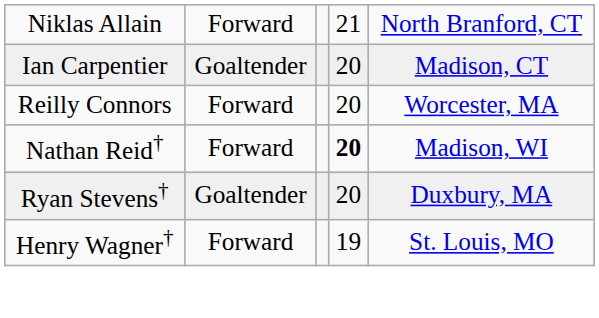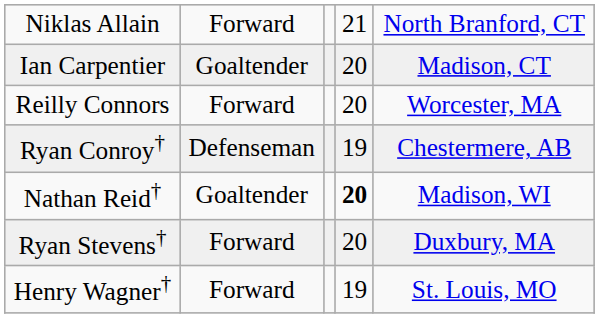+ row: (93, 148)
(251, 148) Forward -> (252, 195) Goaltender
(251, 195) Goaltender -> (252, 242) Forward
